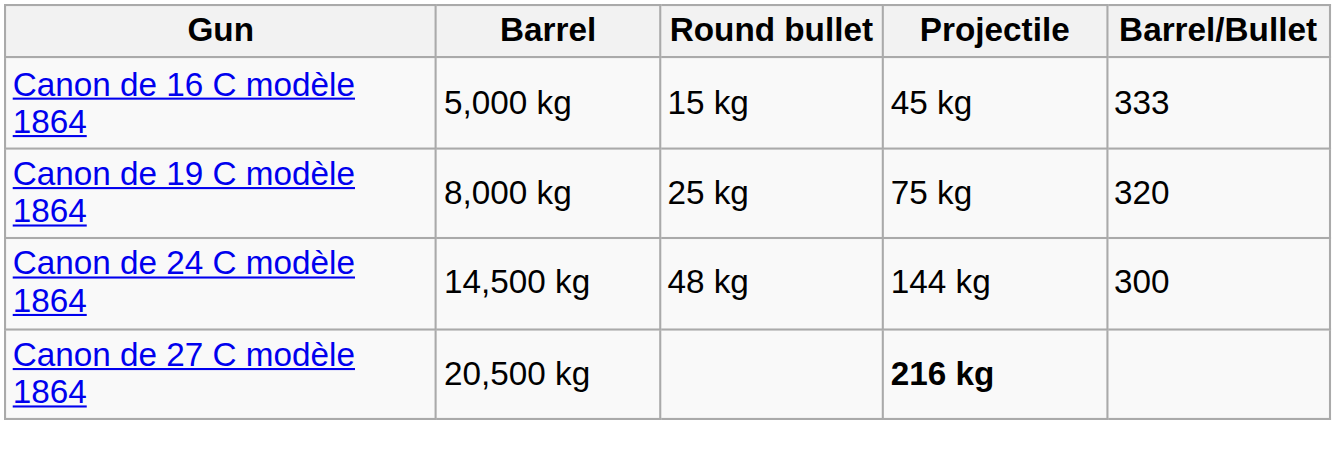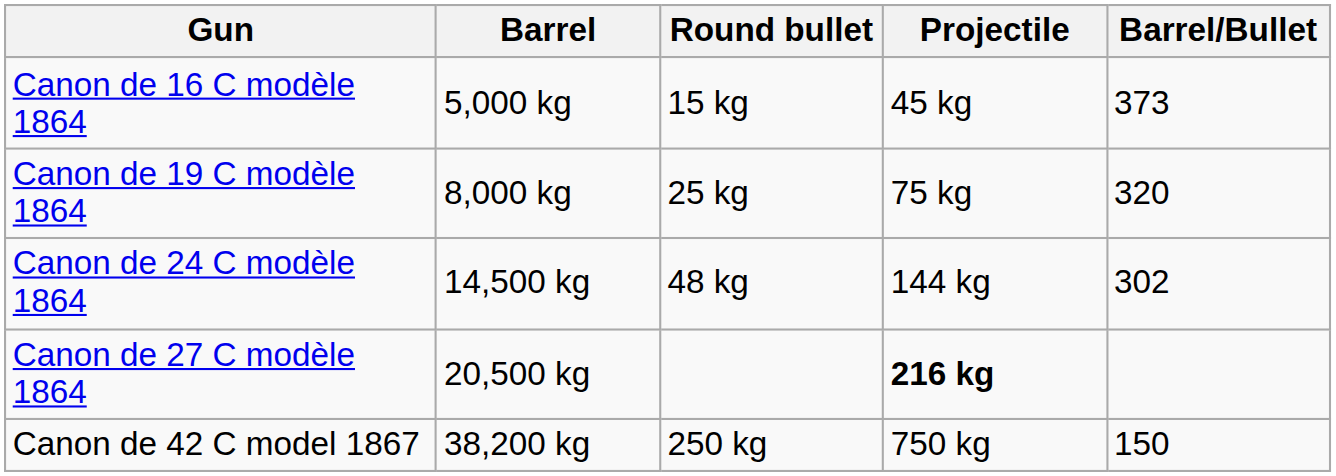(1142, 102) 333 -> (1142, 102) 373
(1142, 282) 300 -> (1142, 282) 302
+ row: (216, 444)
